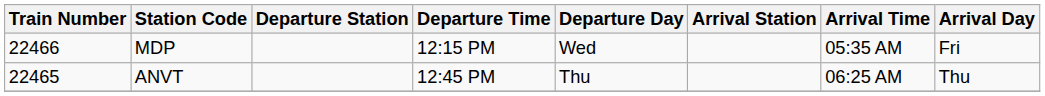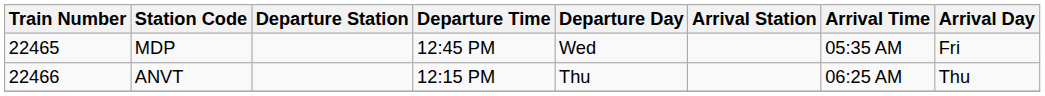(34, 47) 22466 -> (34, 47) 22465
(456, 47) 12:15 PM -> (456, 47) 12:45 PM
(34, 76) 22465 -> (34, 76) 22466
(456, 76) 12:45 PM -> (456, 76) 12:15 PM
